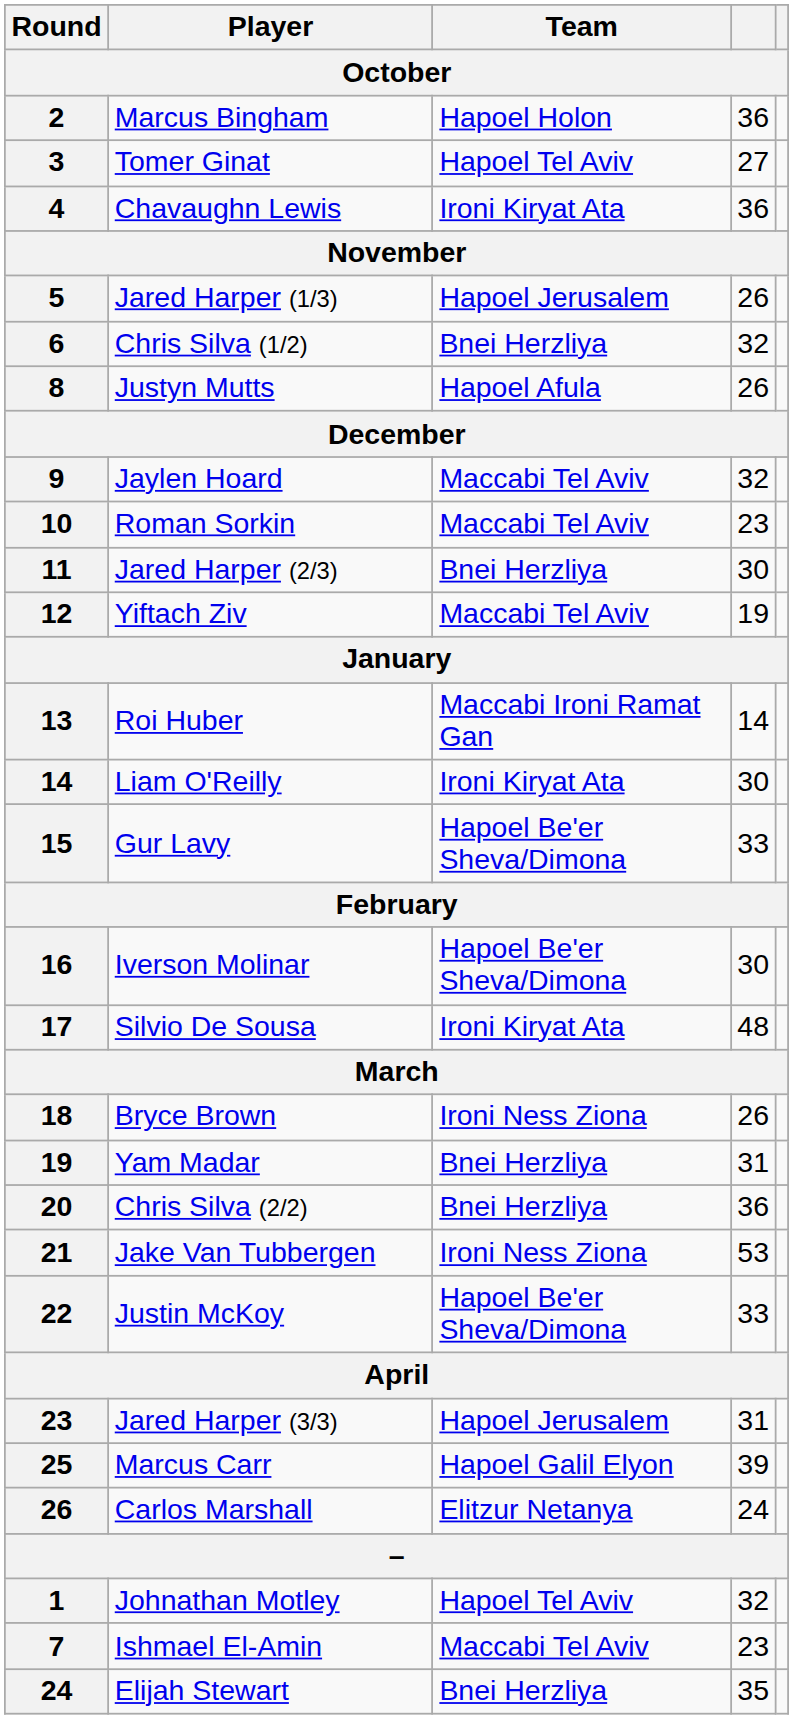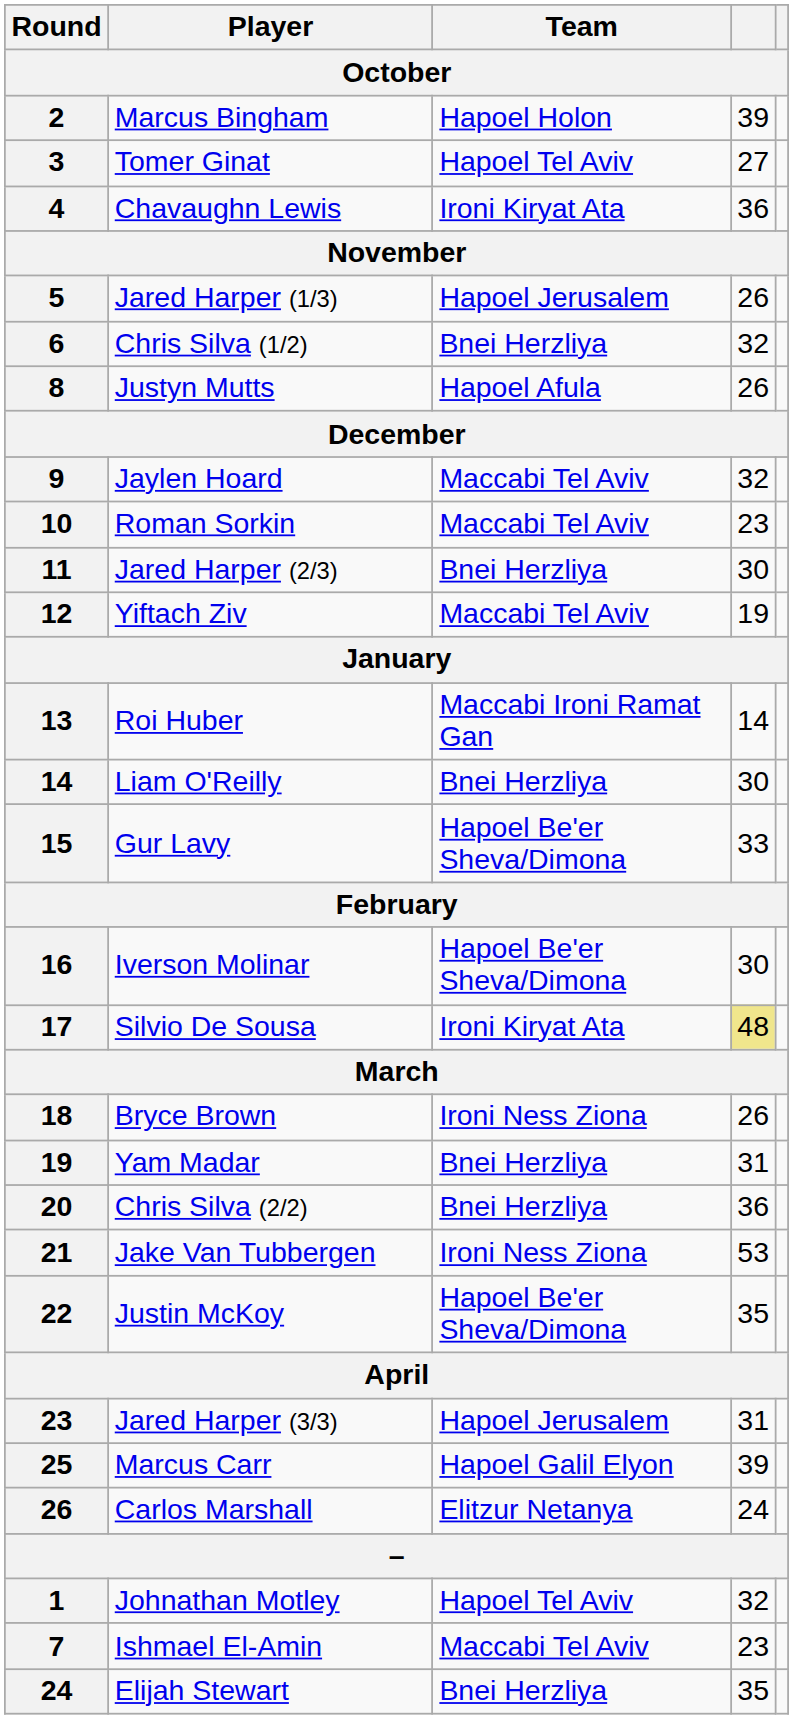(753, 117) 36 -> (753, 117) 39
(532, 781) Ironi Kiryat Ata -> (523, 781) Bnei Herzliya
(753, 1026) no background -> (753, 1026) khaki background
(753, 1313) 33 -> (753, 1313) 35
